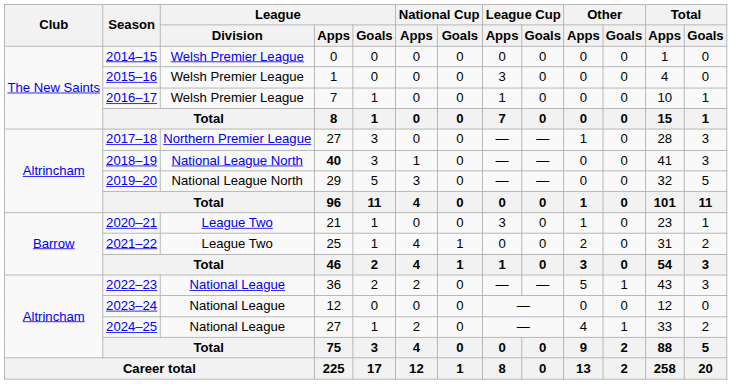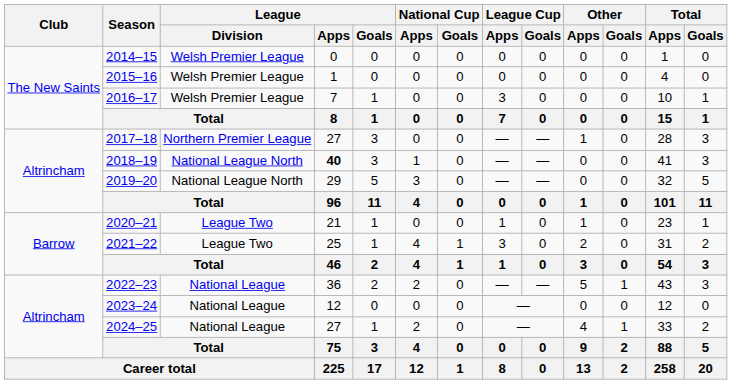(502, 77) 3 -> (502, 77) 0
(502, 98) 1 -> (502, 98) 3
(502, 222) 3 -> (502, 222) 1
(502, 243) 0 -> (502, 243) 3
